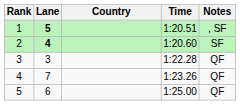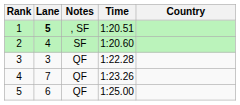columns swapped: (111, 12) <-> (217, 12)
(48, 44) bold -> (48, 44) normal
